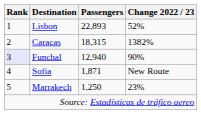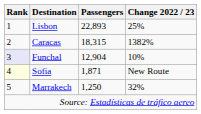(136, 26) 52% -> (136, 26) 25%
(93, 56) 12,940 -> (93, 56) 12,904
(136, 56) 90% -> (136, 56) 10%
(9, 71) no background -> (9, 71) lightyellow background
(136, 86) 23% -> (136, 86) 32%
